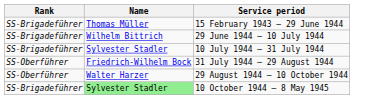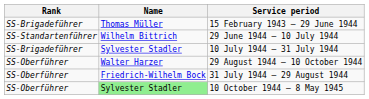(44, 37) SS-Brigadeführer -> (52, 37) SS-Standartenführer
rows swapped: (264, 62) <-> (272, 75)
(44, 88) SS-Brigadeführer -> (37, 88) SS-Oberführer
